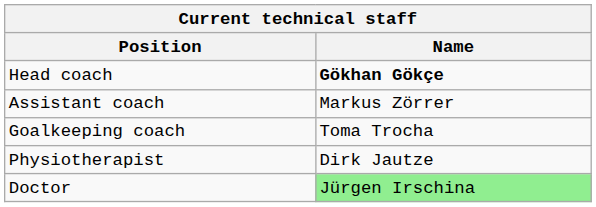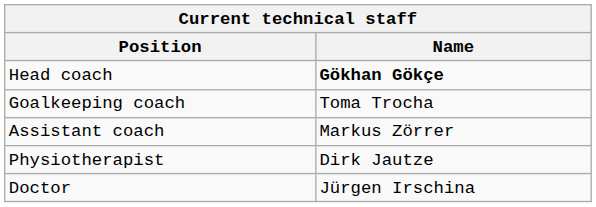rows swapped: (87, 103) <-> (97, 131)
(397, 188) lightgreen background -> (397, 188) no background
